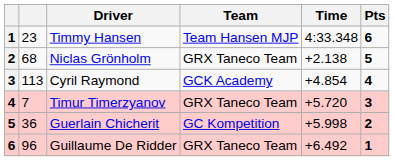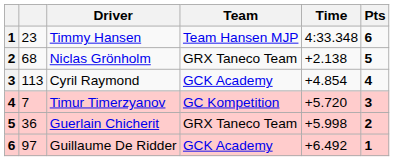(240, 102) GRX Taneco Team -> (231, 102) GC Kompetition
(231, 124) GC Kompetition -> (240, 124) GRX Taneco Team
(29, 145) 96 -> (29, 145) 97
(240, 145) GRX Taneco Team -> (228, 145) GCK Academy
